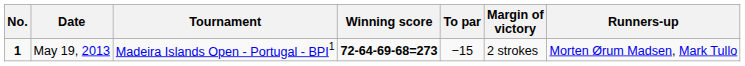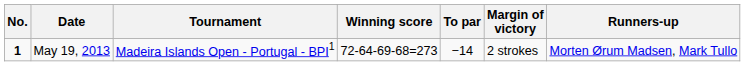(389, 50) bold -> (389, 50) normal
(462, 50) −15 -> (462, 50) −14
